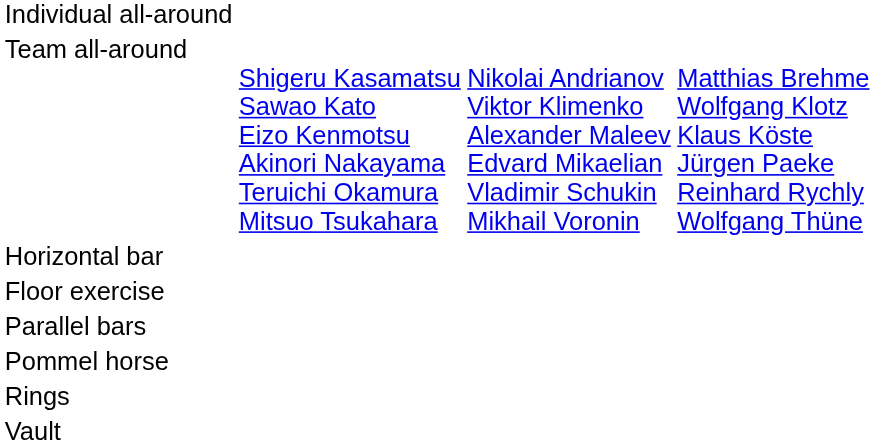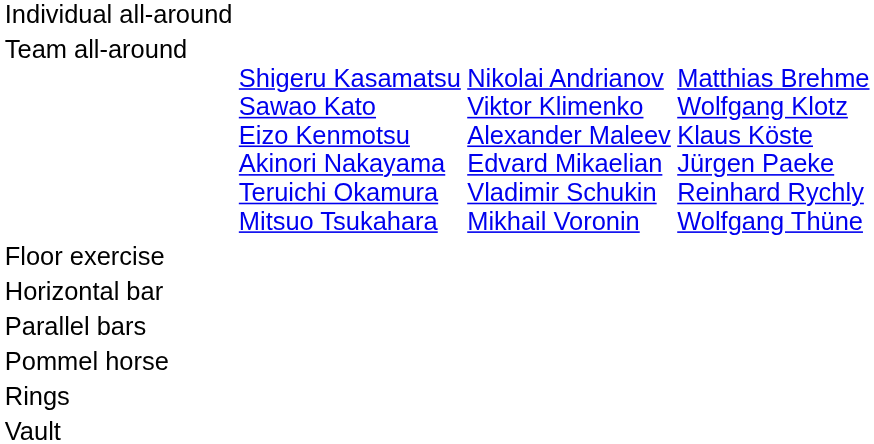rows swapped: (85, 291) <-> (84, 256)
